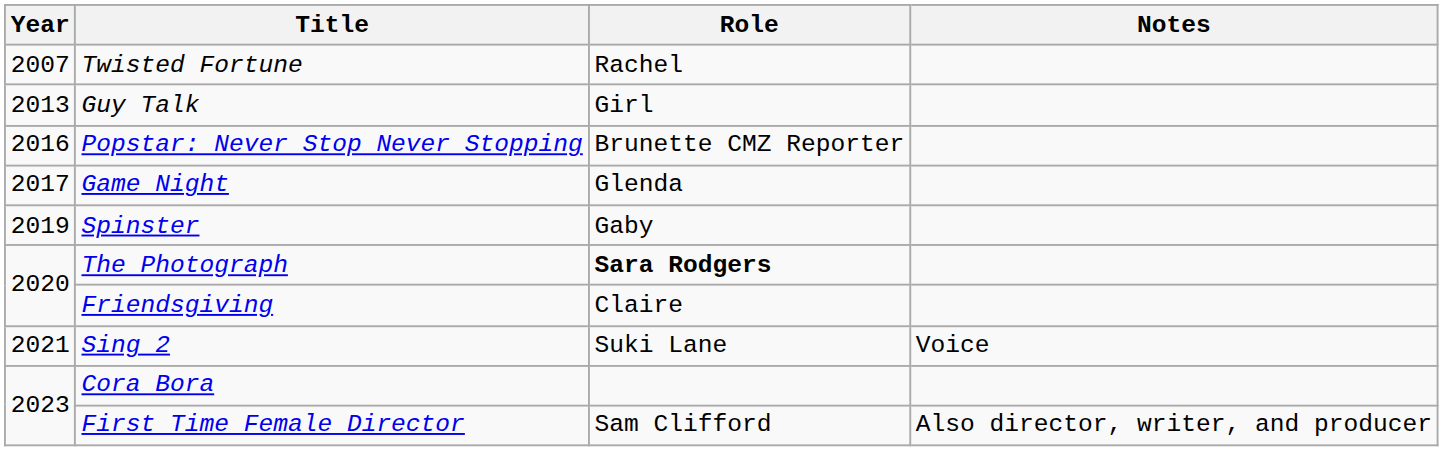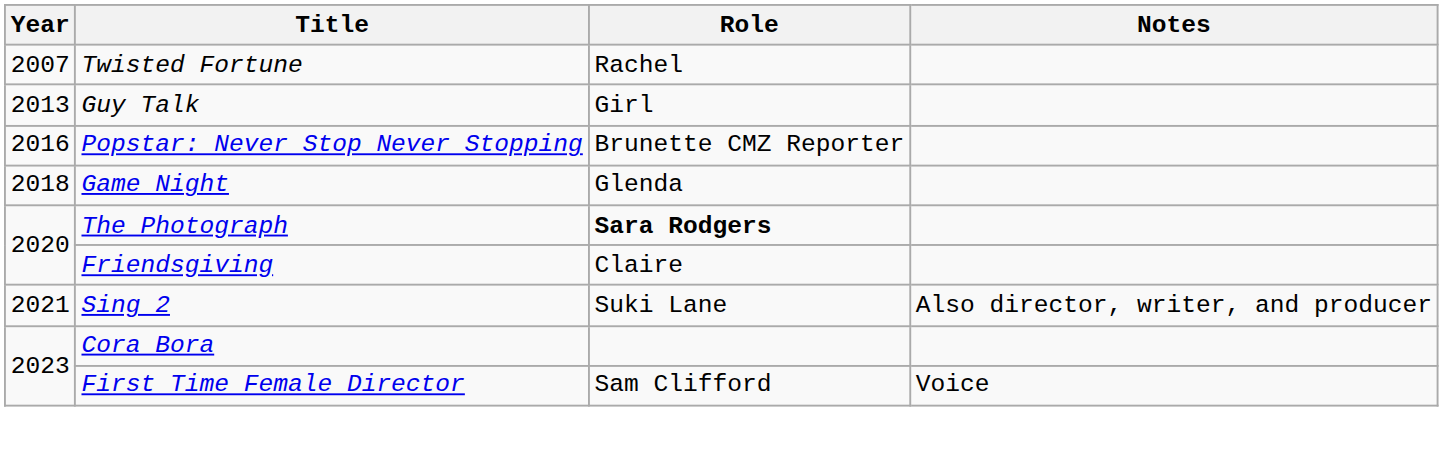(40, 185) 2017 -> (40, 185) 2018
- row: (140, 225)
(953, 345) Voice -> (1174, 305) Also director, writer, and producer
(1174, 425) Also director, writer, and producer -> (953, 385) Voice
